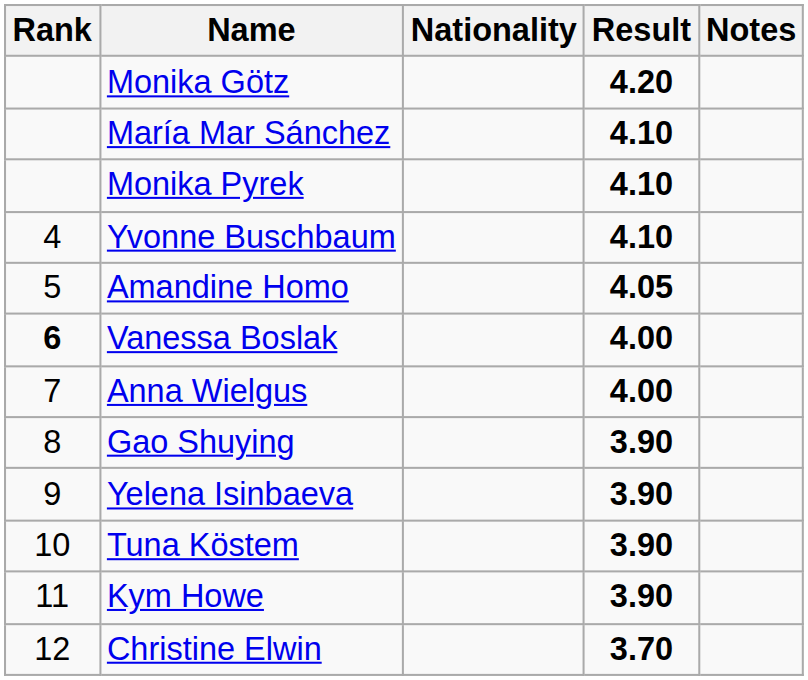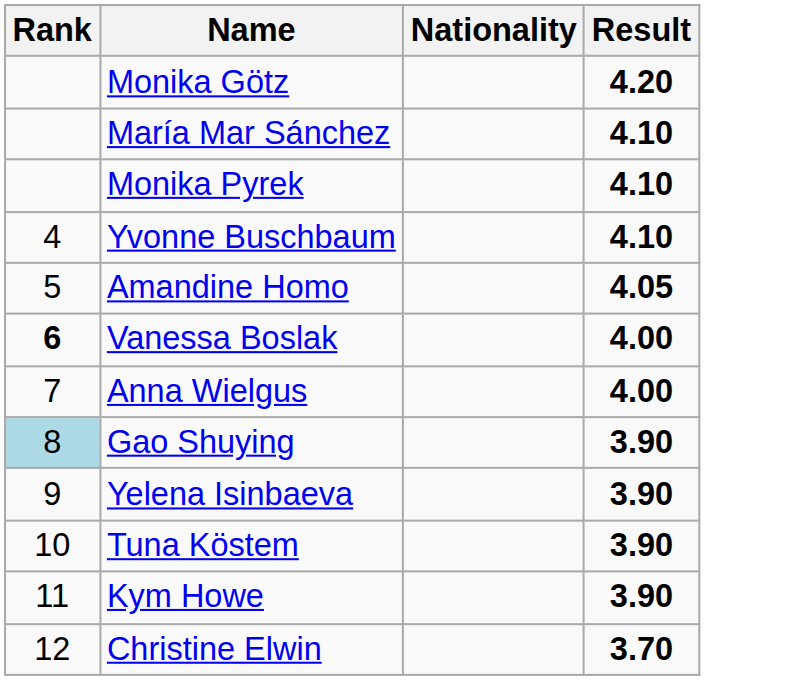- column: (751, 30)
(52, 442) no background -> (52, 442) lightblue background
